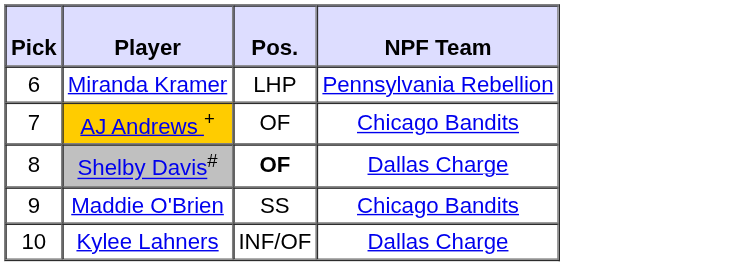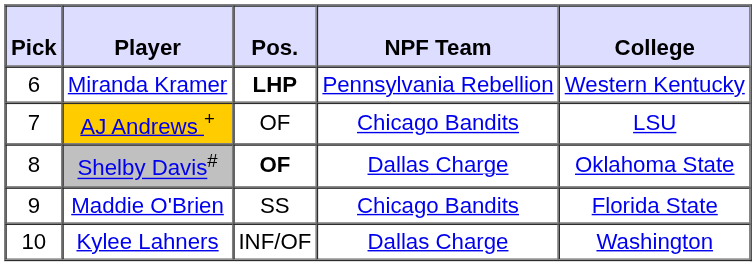+ column: (655, 48)
(275, 84) normal -> (275, 84) bold
